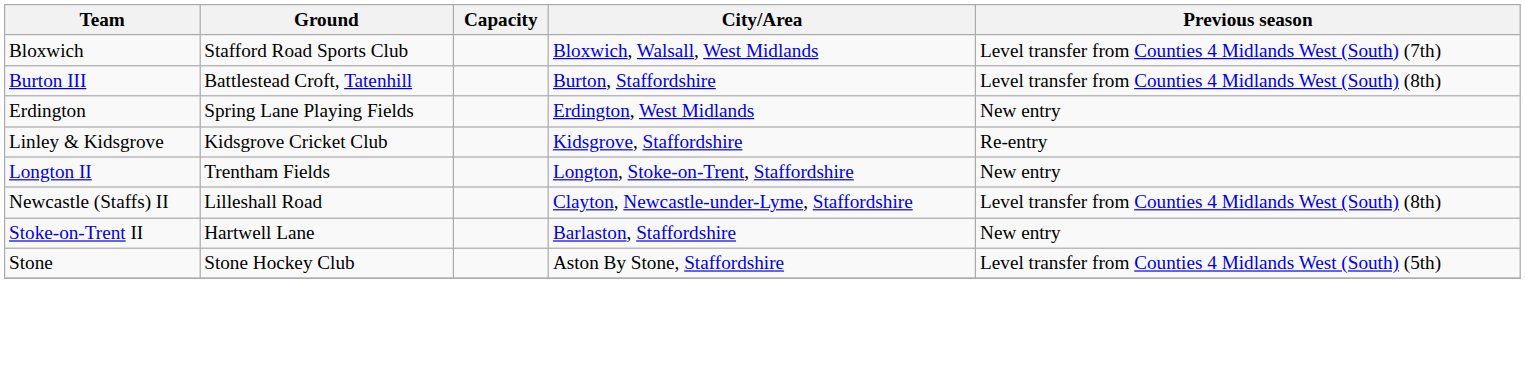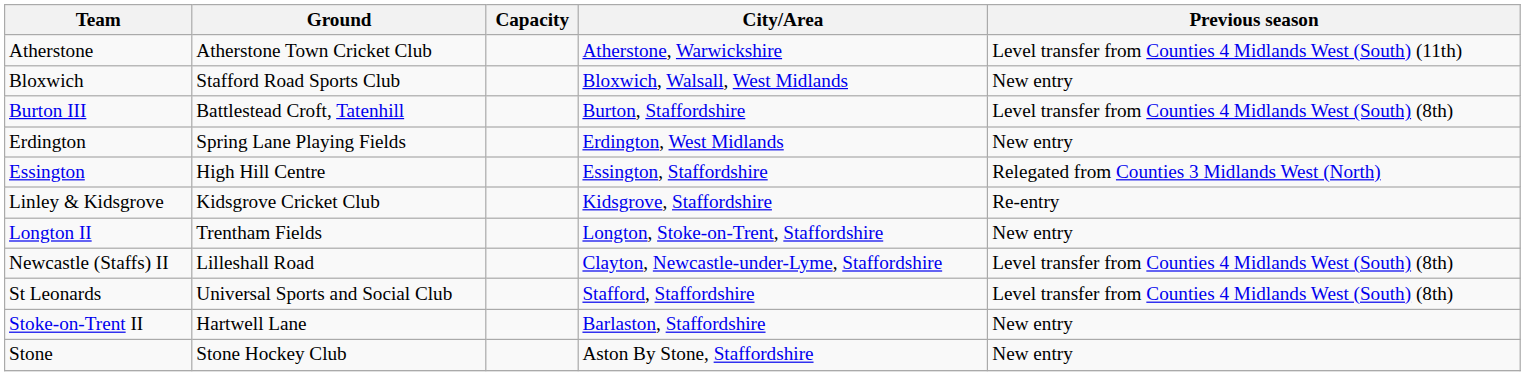+ row: (51, 50)
(1211, 50) Level transfer from Counties 4 Midlands West (South) (7th) -> (1033, 80) New entry
+ row: (47, 171)
+ row: (55, 293)
(1211, 263) Level transfer from Counties 4 Midlands West (South) (5th) -> (1033, 354) New entry
